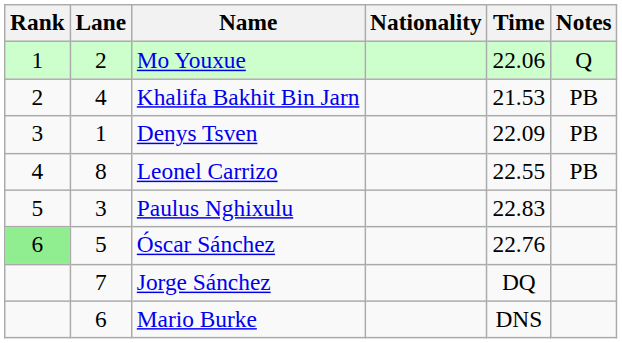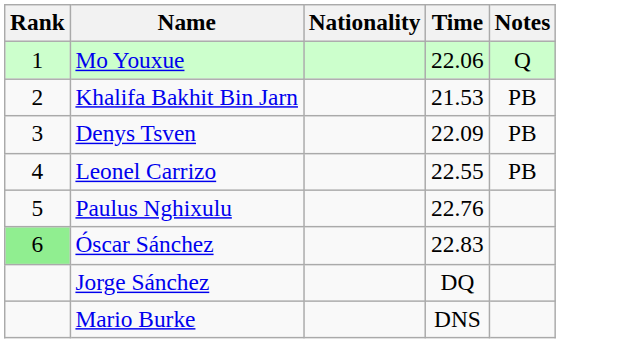- column: (101, 23)
(519, 208) 22.83 -> (457, 208) 22.76
(519, 245) 22.76 -> (457, 245) 22.83
